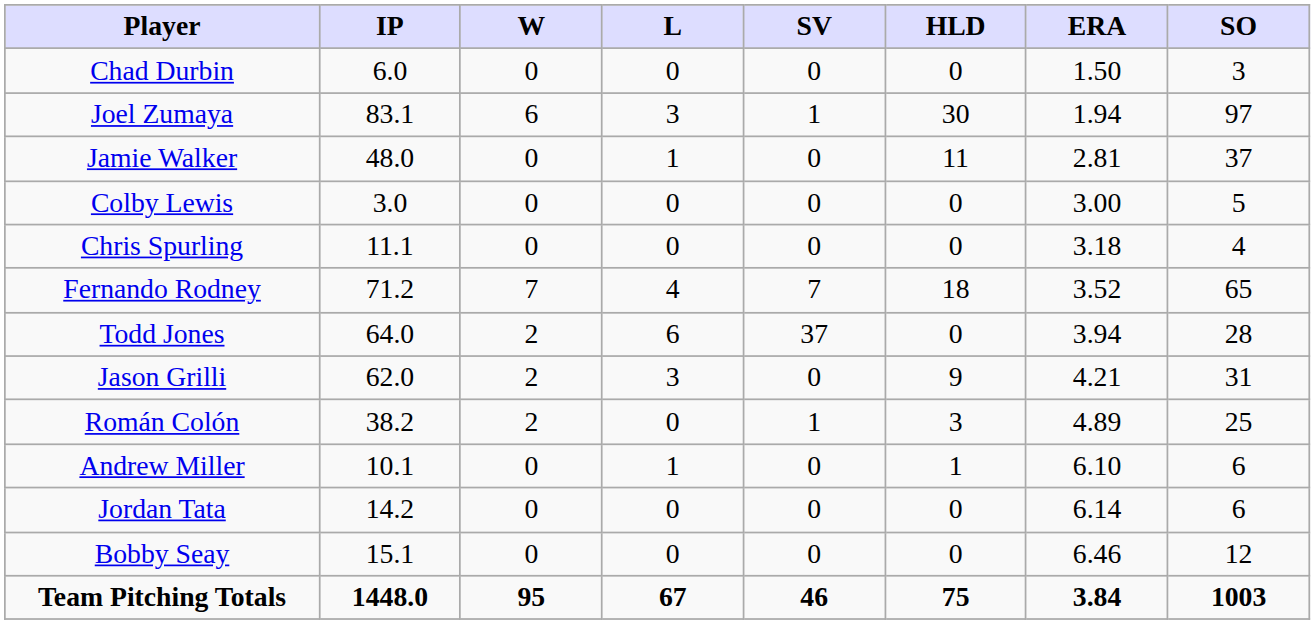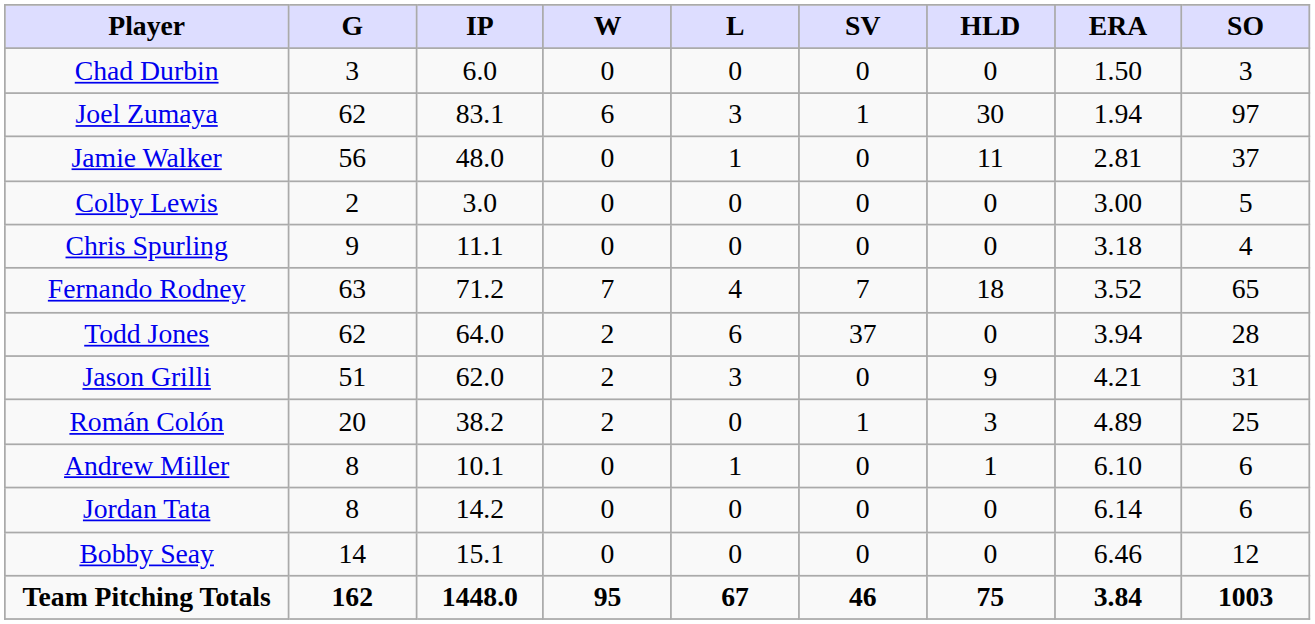+ column: (352, 26)
